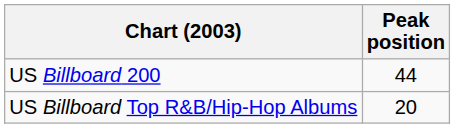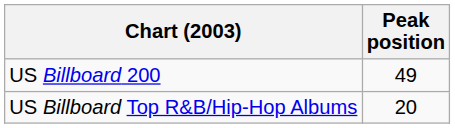(406, 75) 44 -> (406, 75) 49
